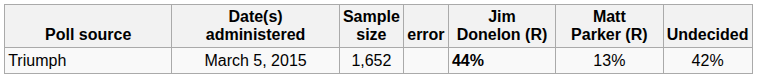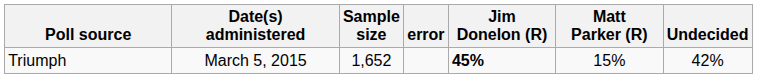(468, 60) 44% -> (468, 60) 45%
(609, 60) 13% -> (609, 60) 15%
